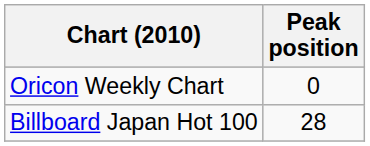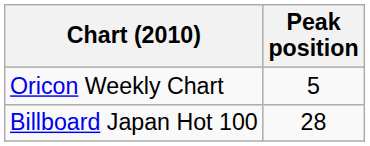(314, 85) 0 -> (314, 85) 5
